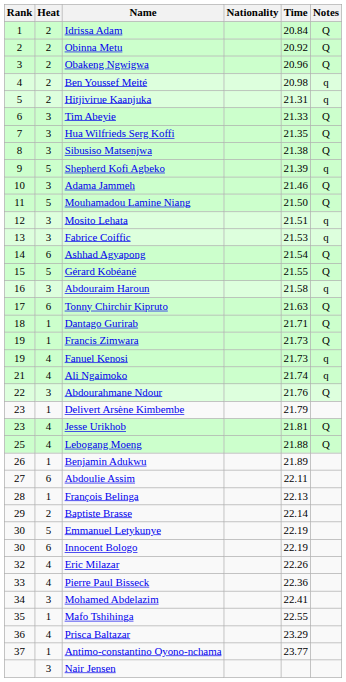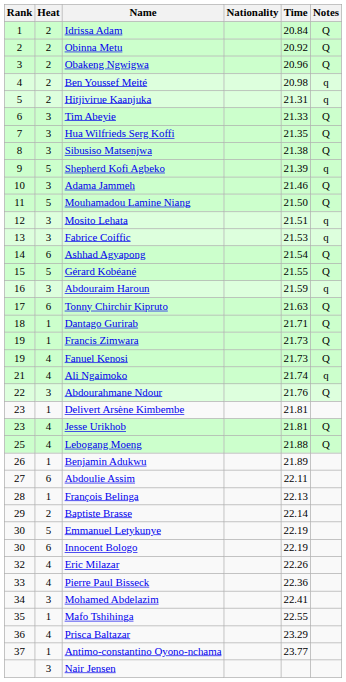(296, 289) 21.58 -> (296, 289) 21.59
(326, 358) q -> (326, 358) Q
(296, 409) 21.79 -> (296, 409) 21.81
